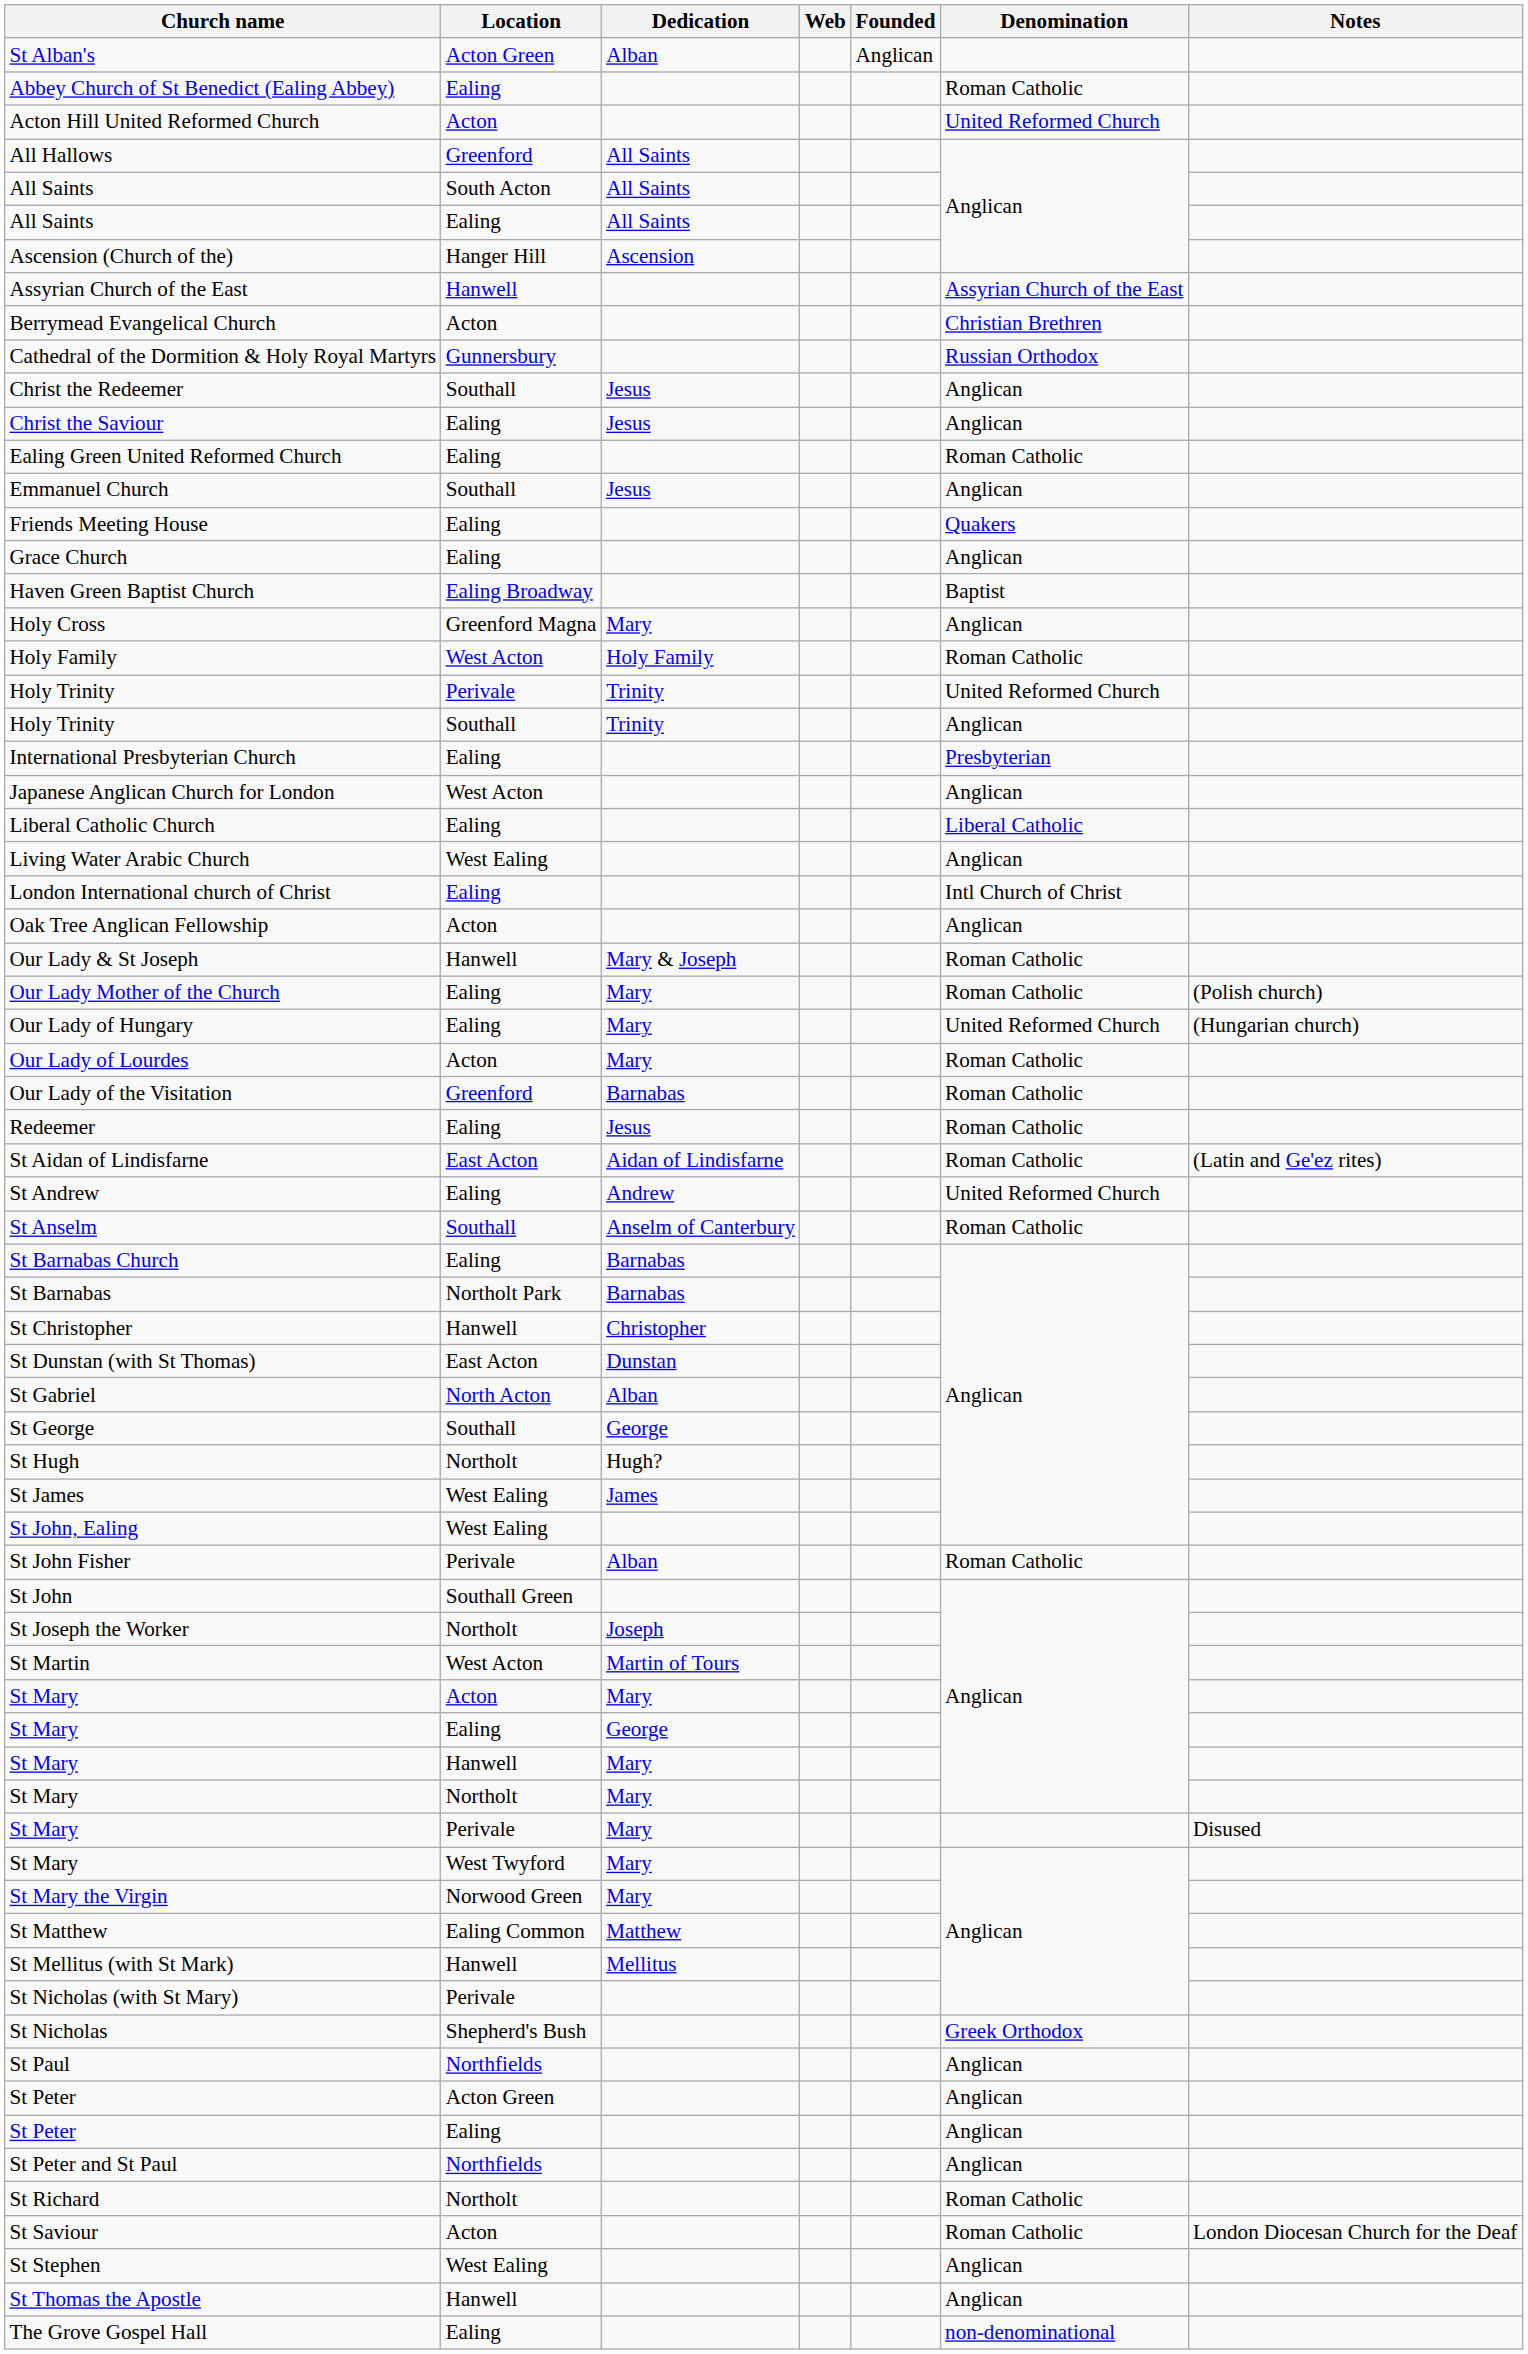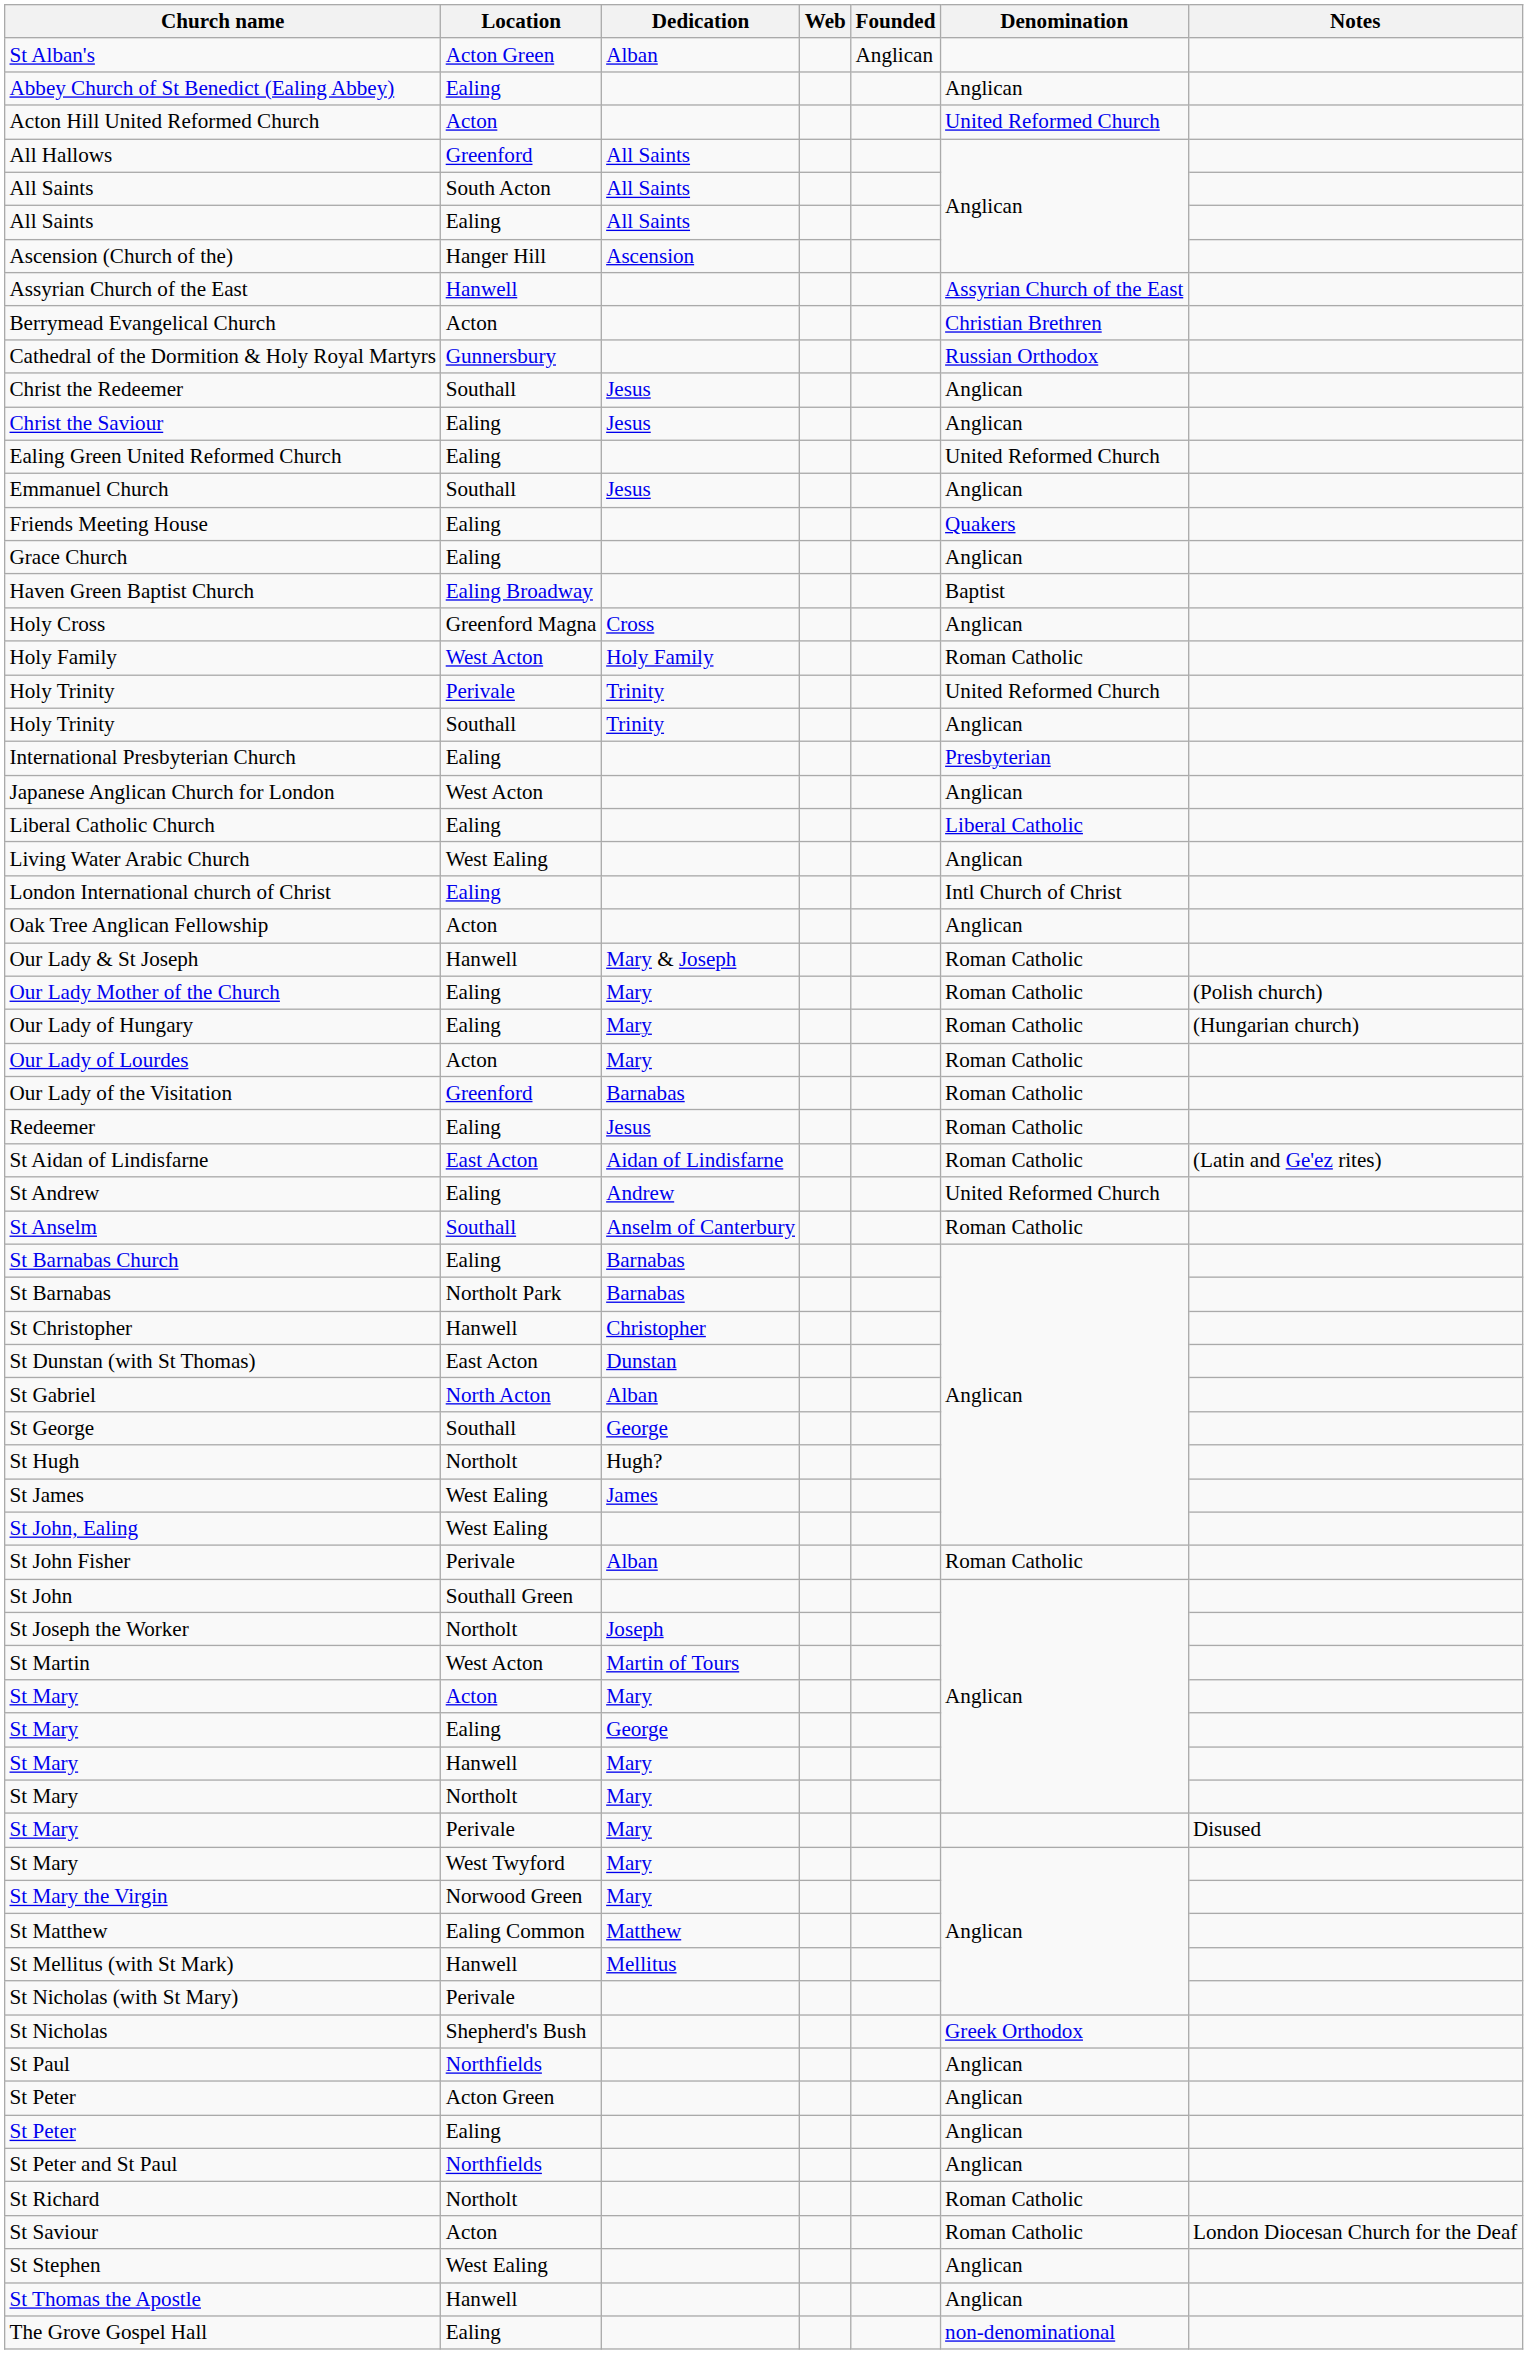(1014, 88) Roman Catholic -> (984, 88) Anglican
(1014, 456) Roman Catholic -> (1052, 456) United Reformed Church
(629, 624) Mary -> (630, 624) Cross
(1052, 1026) United Reformed Church -> (1014, 1026) Roman Catholic
